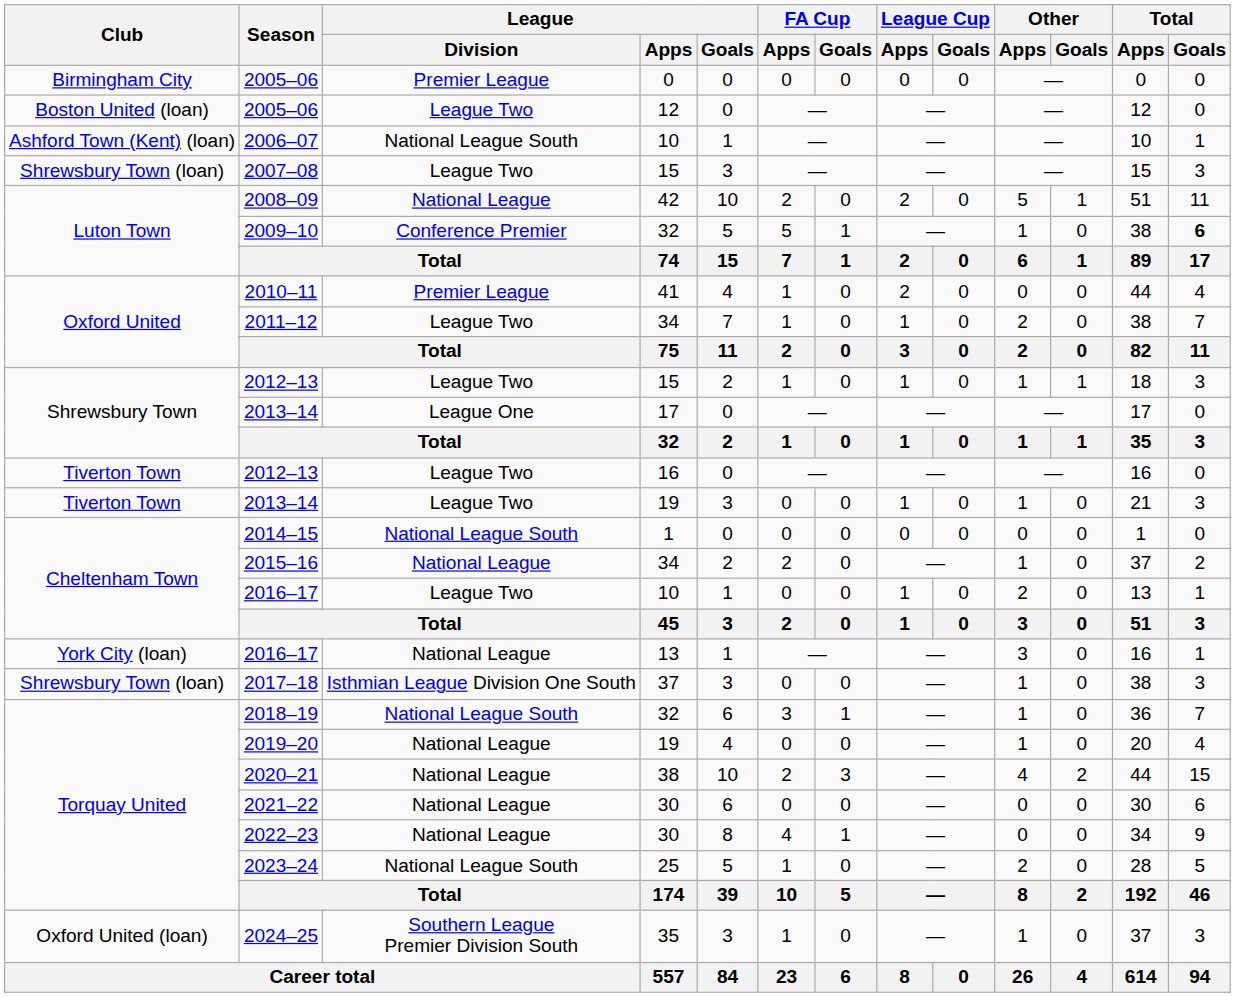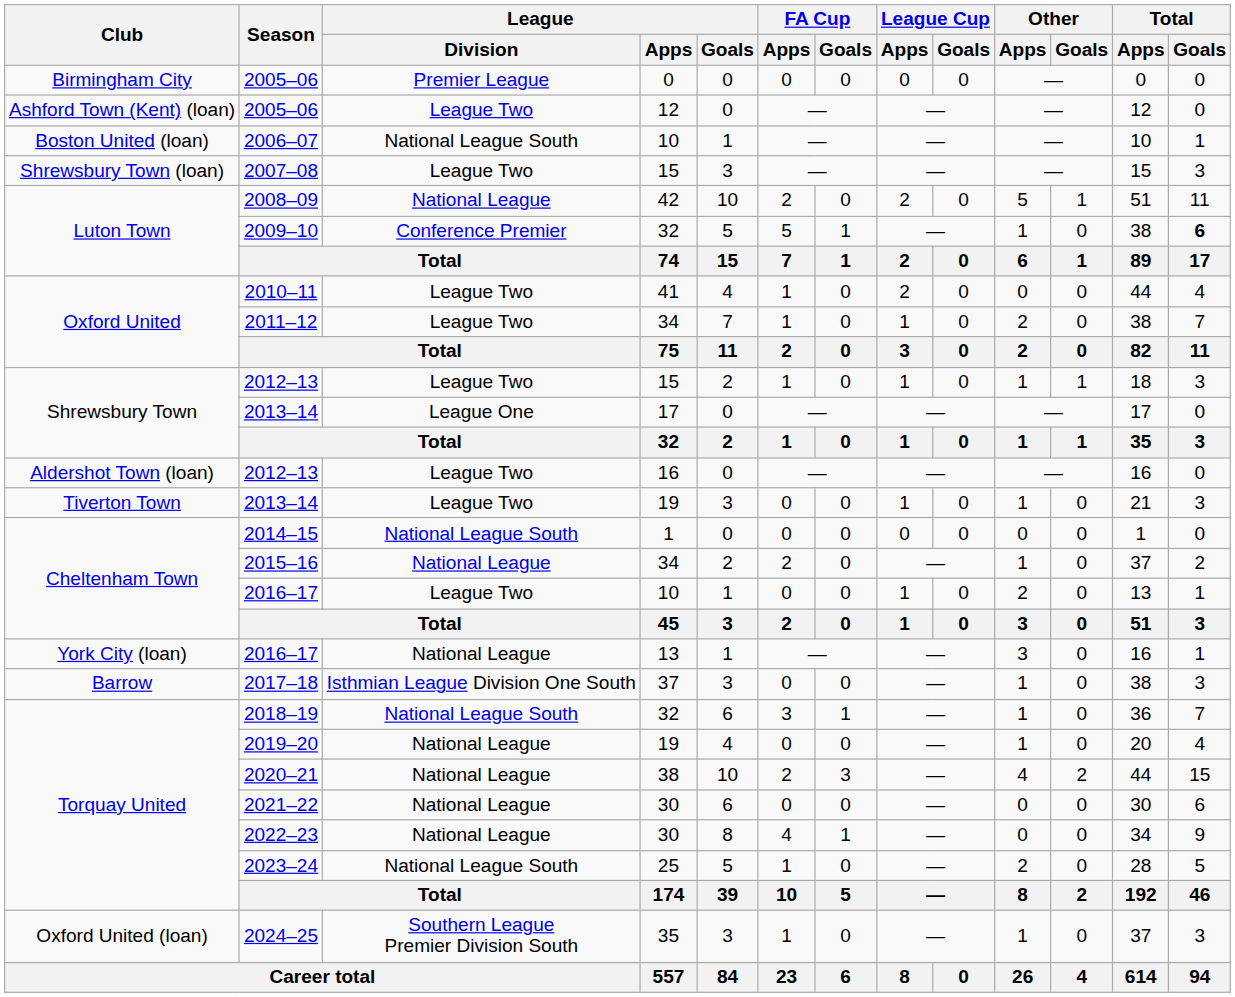(122, 110) Boston United (loan) -> (122, 110) Ashford Town (Kent) (loan)
(122, 140) Ashford Town (Kent) (loan) -> (122, 140) Boston United (loan)
(481, 291) Premier League -> (481, 291) League Two
(122, 472) Tiverton Town -> (122, 472) Aldershot Town (loan)
(122, 683) Shrewsbury Town (loan) -> (122, 683) Barrow
